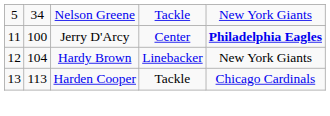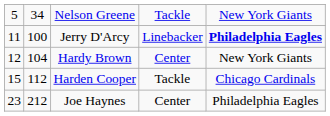(172, 36) Center -> (172, 36) Linebacker
(172, 57) Linebacker -> (172, 57) Center
(14, 79) 13 -> (14, 79) 15
(37, 79) 113 -> (37, 79) 112
+ row: (95, 100)
